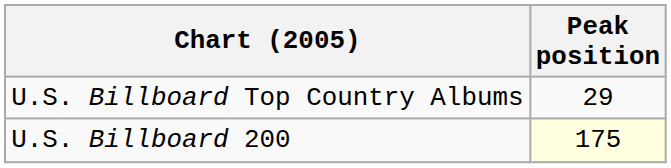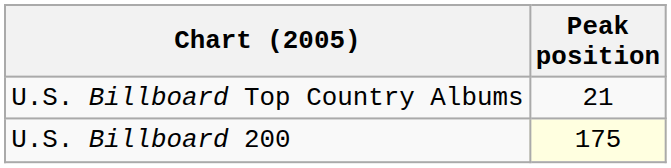(598, 98) 29 -> (598, 98) 21
